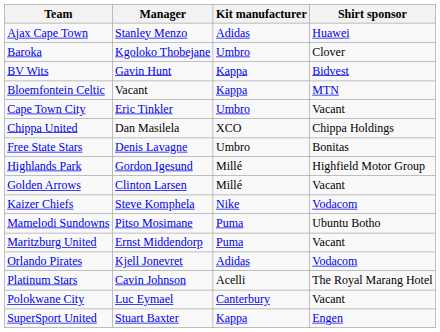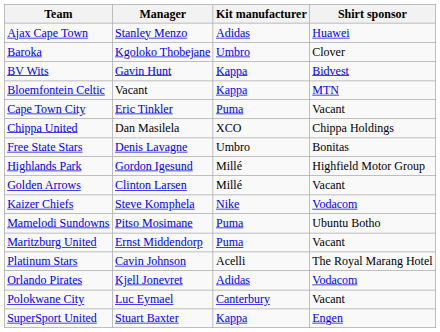(233, 109) Umbro -> (230, 109) Puma
rows swapped: (45, 261) <-> (42, 280)
